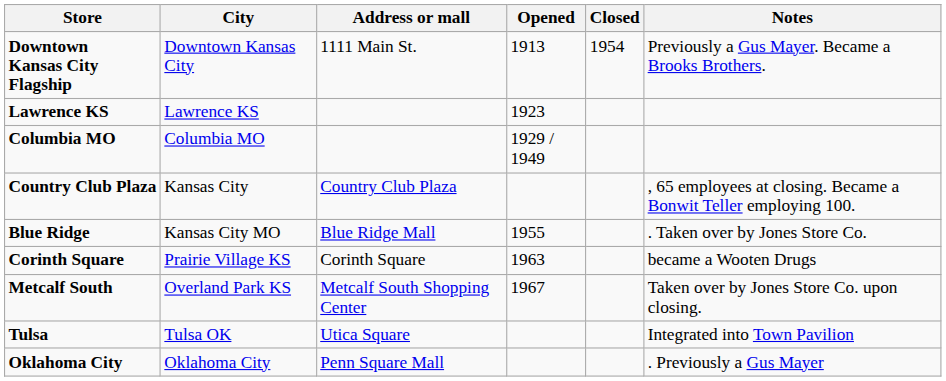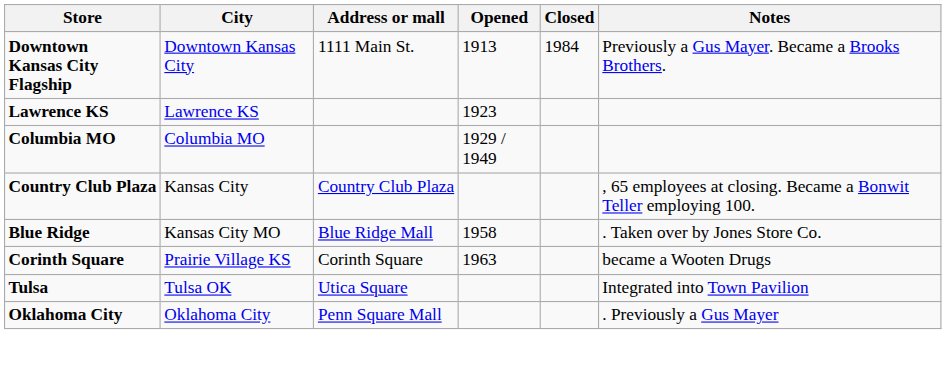(607, 45) 1954 -> (562, 45) 1984
(528, 232) 1955 -> (479, 232) 1958
- row: (61, 287)
